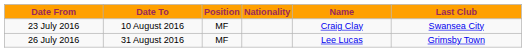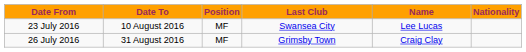columns swapped: (267, 12) <-> (456, 12)
(342, 26) Craig Clay -> (421, 26) Lee Lucas
(342, 41) Lee Lucas -> (421, 41) Craig Clay
